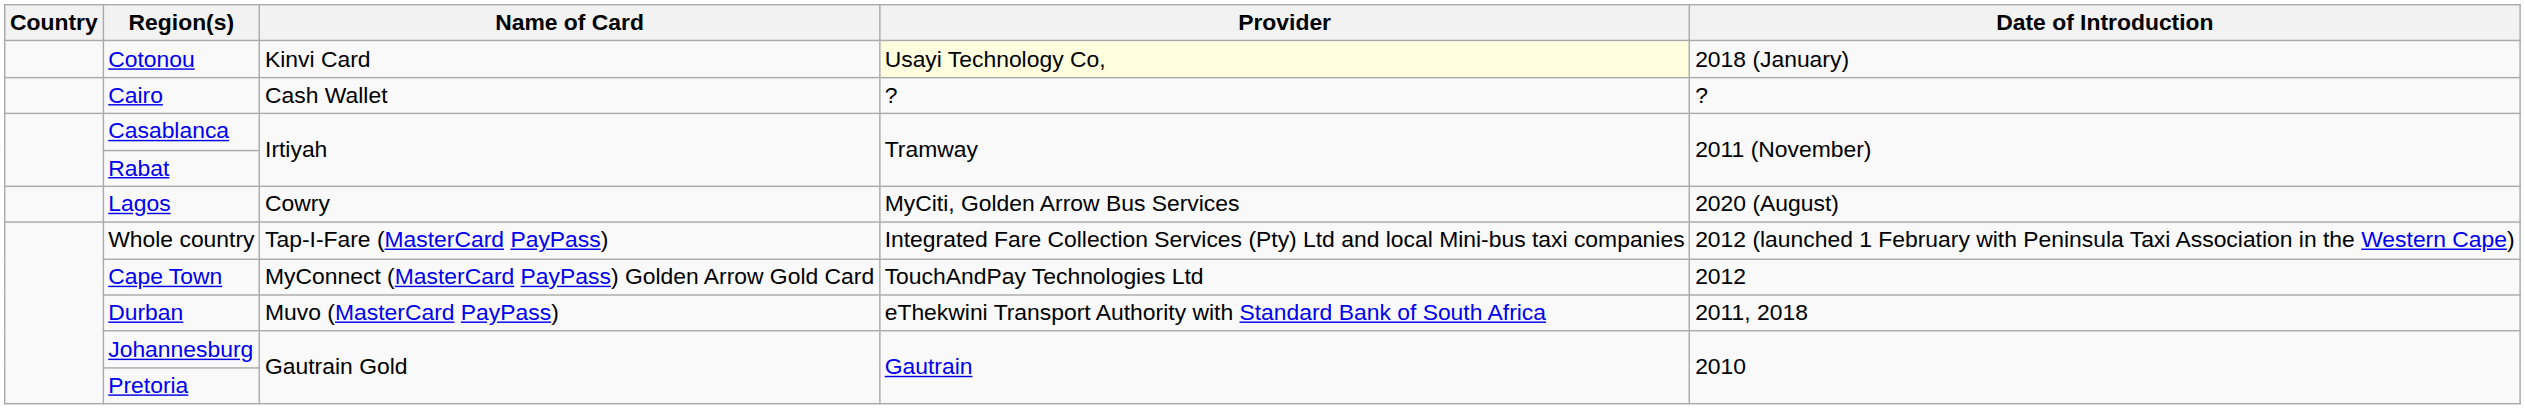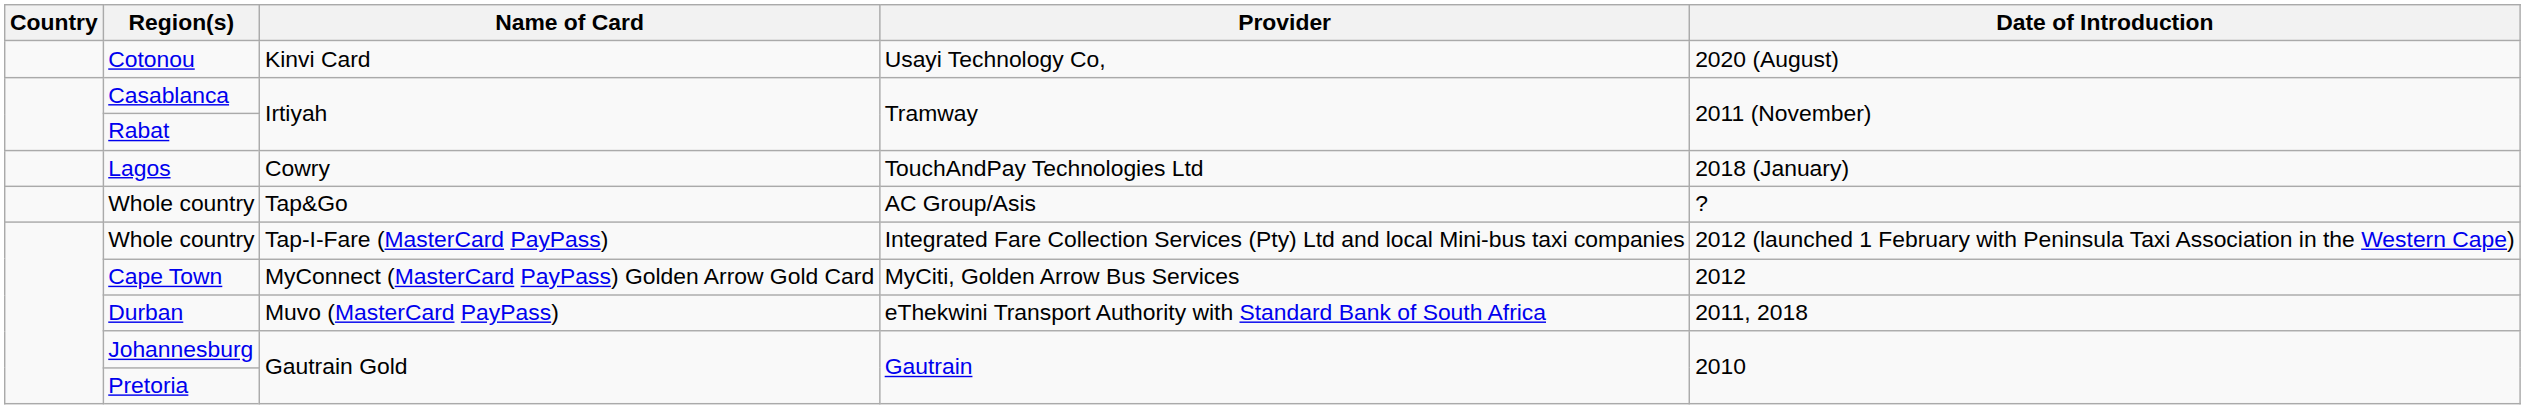(995, 58) lightyellow background -> (995, 58) no background
(1772, 58) 2018 (January) -> (1767, 58) 2020 (August)
- row: (136, 95)
(1062, 204) MyCiti, Golden Arrow Bus Services -> (1044, 167) TouchAndPay Technologies Ltd
(1767, 204) 2020 (August) -> (1772, 167) 2018 (January)
+ row: (181, 204)
(1044, 276) TouchAndPay Technologies Ltd -> (1062, 276) MyCiti, Golden Arrow Bus Services
